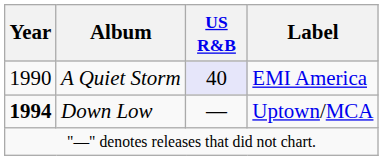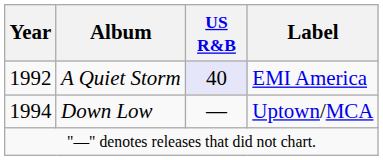(30, 77) 1990 -> (30, 77) 1992
(30, 111) bold -> (30, 111) normal
